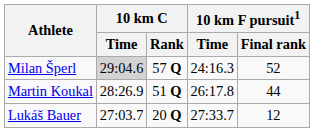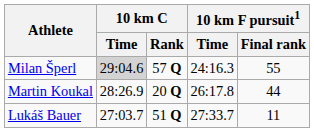(273, 68) 52 -> (273, 68) 55
(167, 91) 51 Q -> (167, 91) 20 Q
(167, 115) 20 Q -> (167, 115) 51 Q
(273, 115) 12 -> (273, 115) 11
